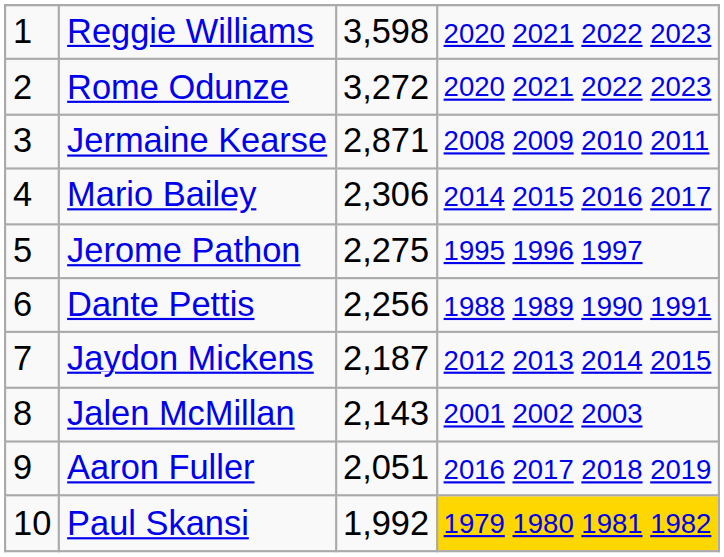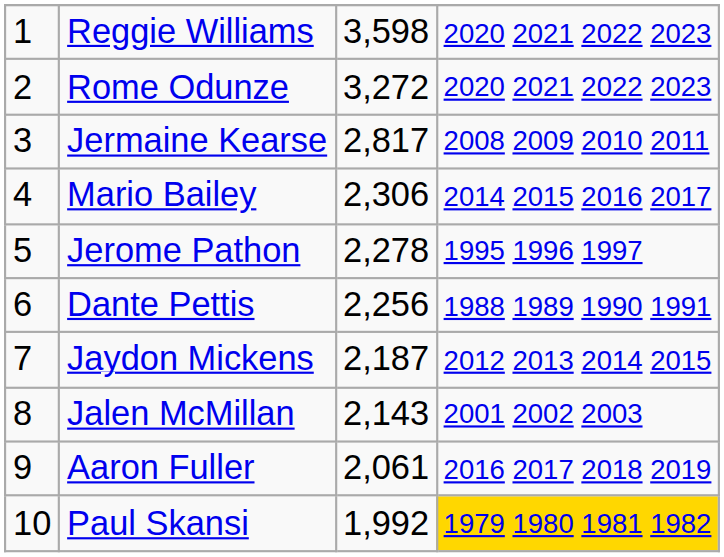(386, 140) 2,871 -> (386, 140) 2,817
(386, 250) 2,275 -> (386, 250) 2,278
(386, 468) 2,051 -> (386, 468) 2,061
